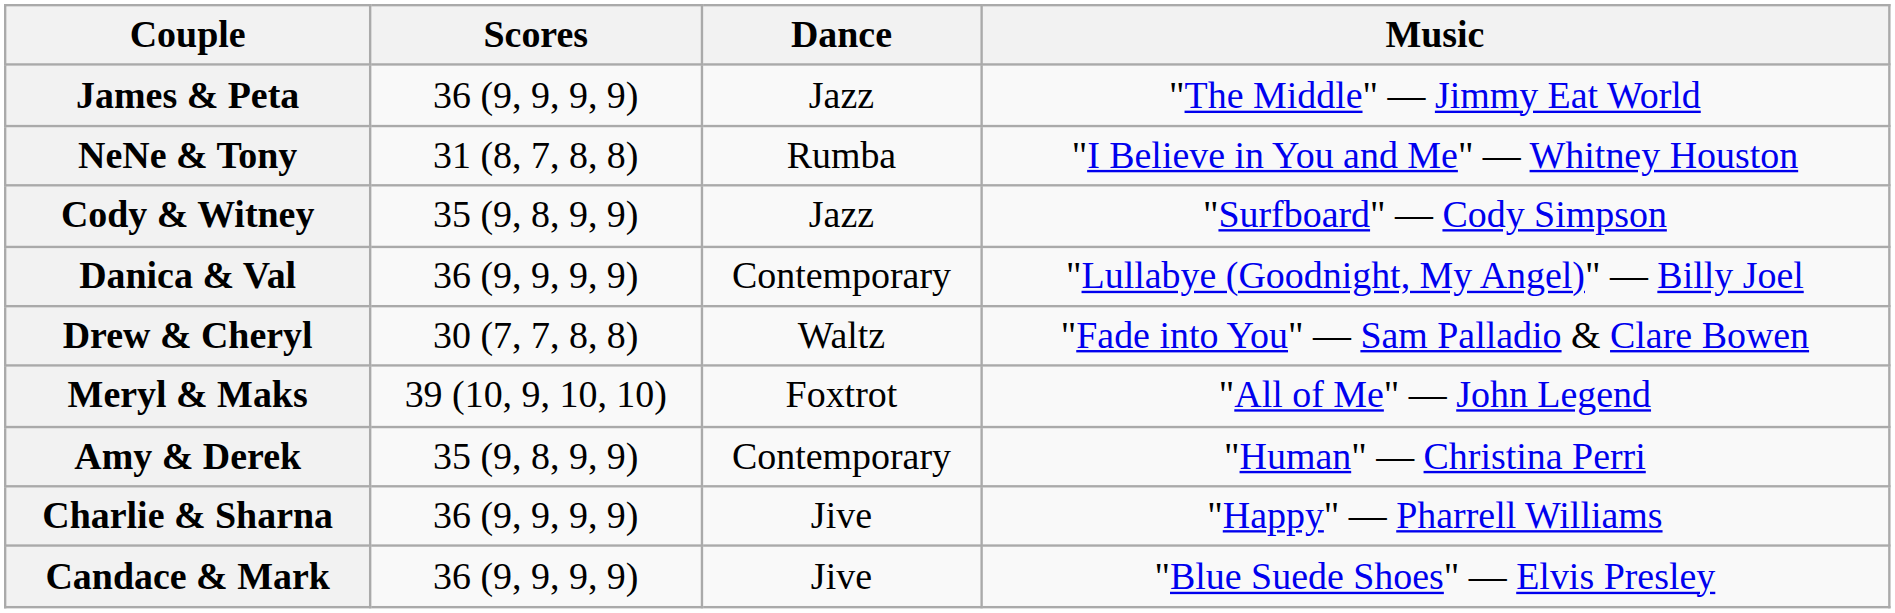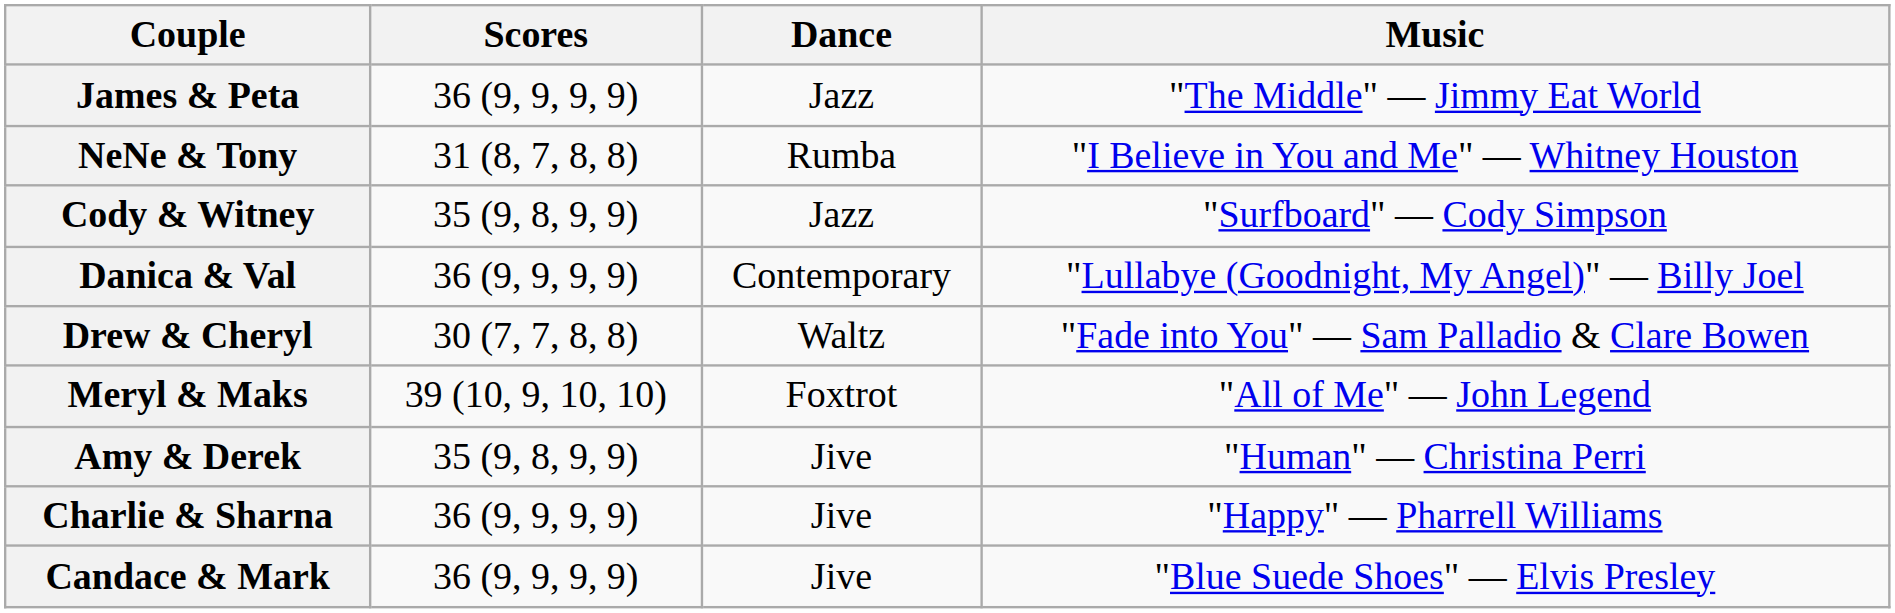(841, 455) Contemporary -> (841, 455) Jive
